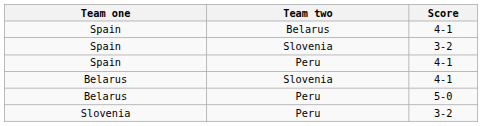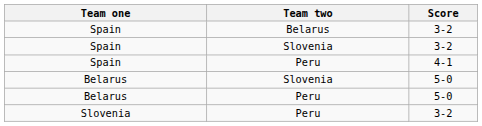(443, 30) 4-1 -> (443, 30) 3-2
(443, 80) 4-1 -> (443, 80) 5-0
